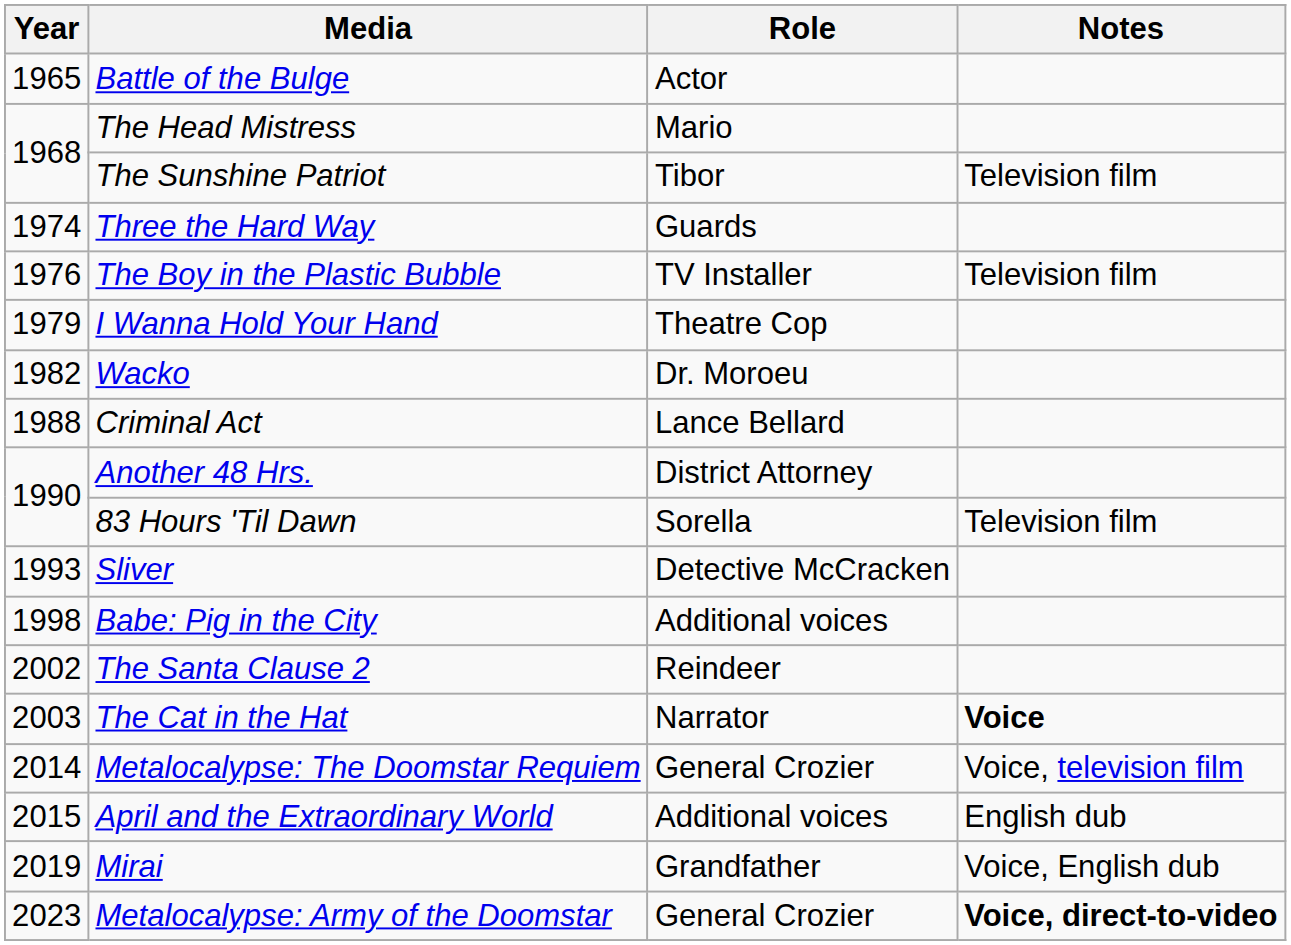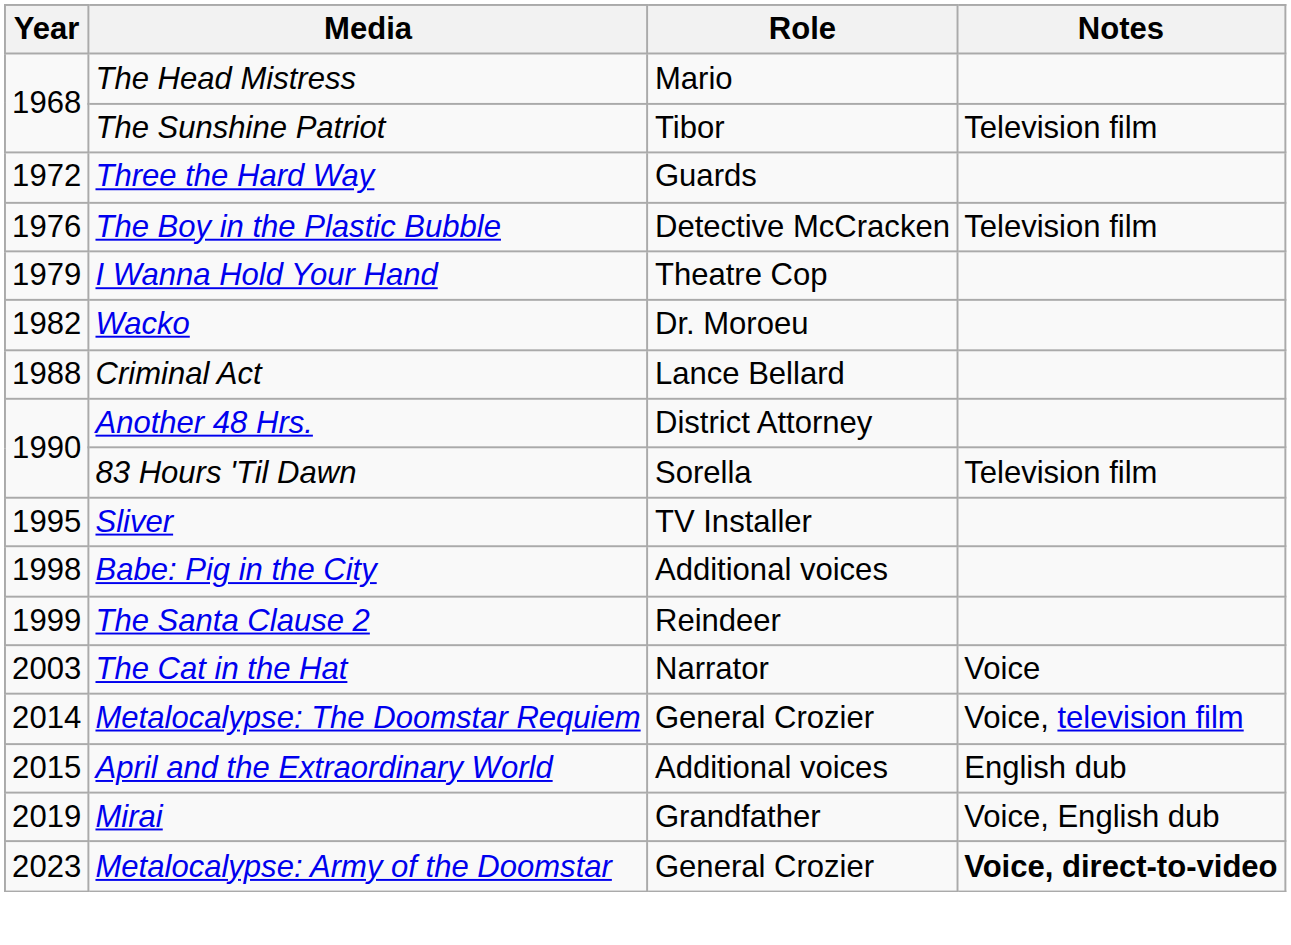- row: (222, 78)
(47, 226) 1974 -> (47, 176) 1972
(733, 275) TV Installer -> (802, 226) Detective McCracken
(47, 570) 1993 -> (47, 521) 1995
(802, 570) Detective McCracken -> (733, 521) TV Installer
(47, 669) 2002 -> (47, 619) 1999
(1004, 718) bold -> (1002, 669) normal
